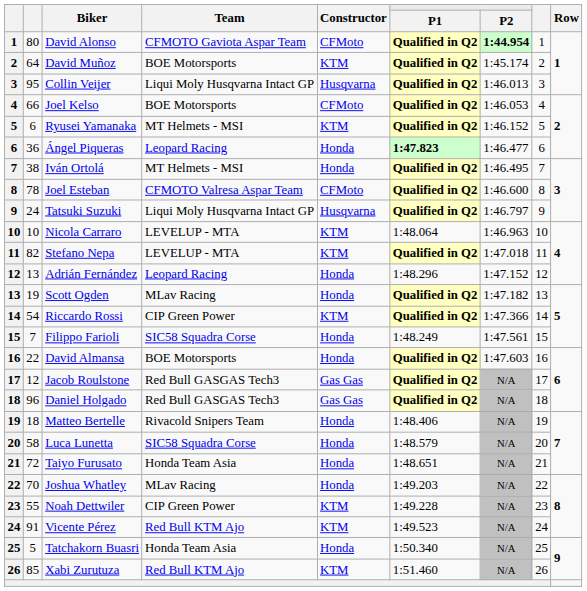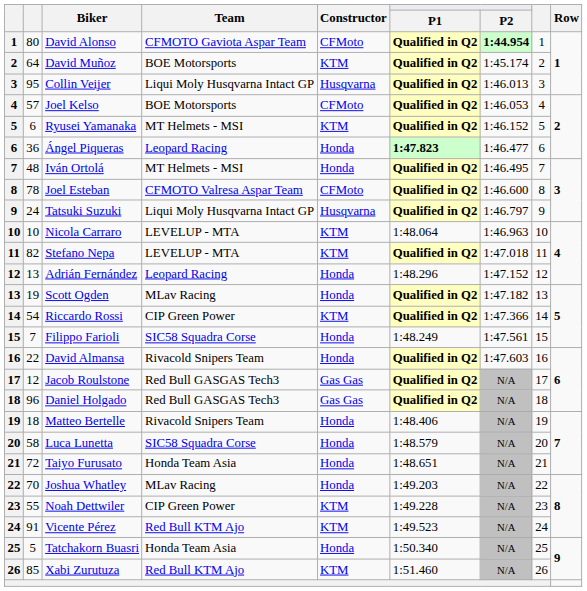(33, 105) 66 -> (33, 105) 57
(33, 168) 38 -> (33, 168) 48
(191, 358) BOE Motorsports -> (204, 358) Rivacold Snipers Team
